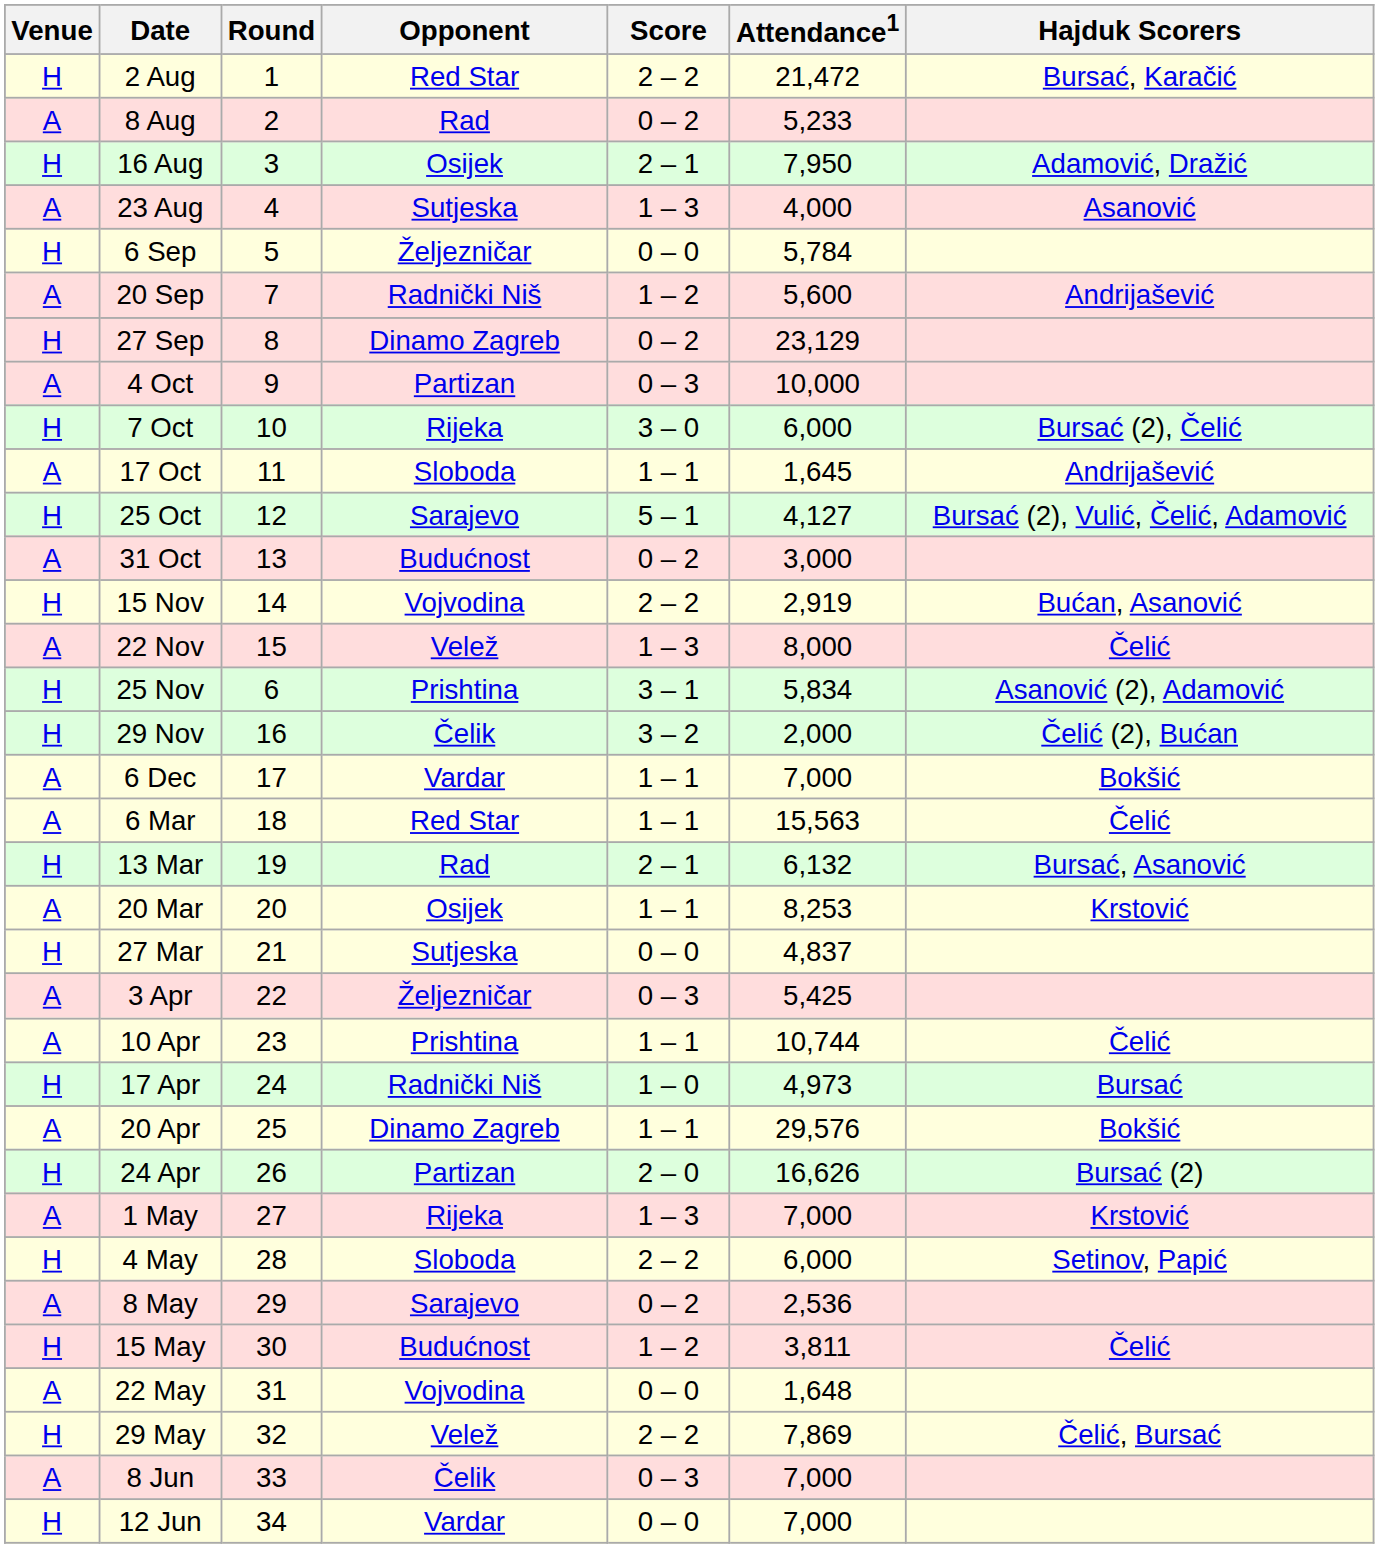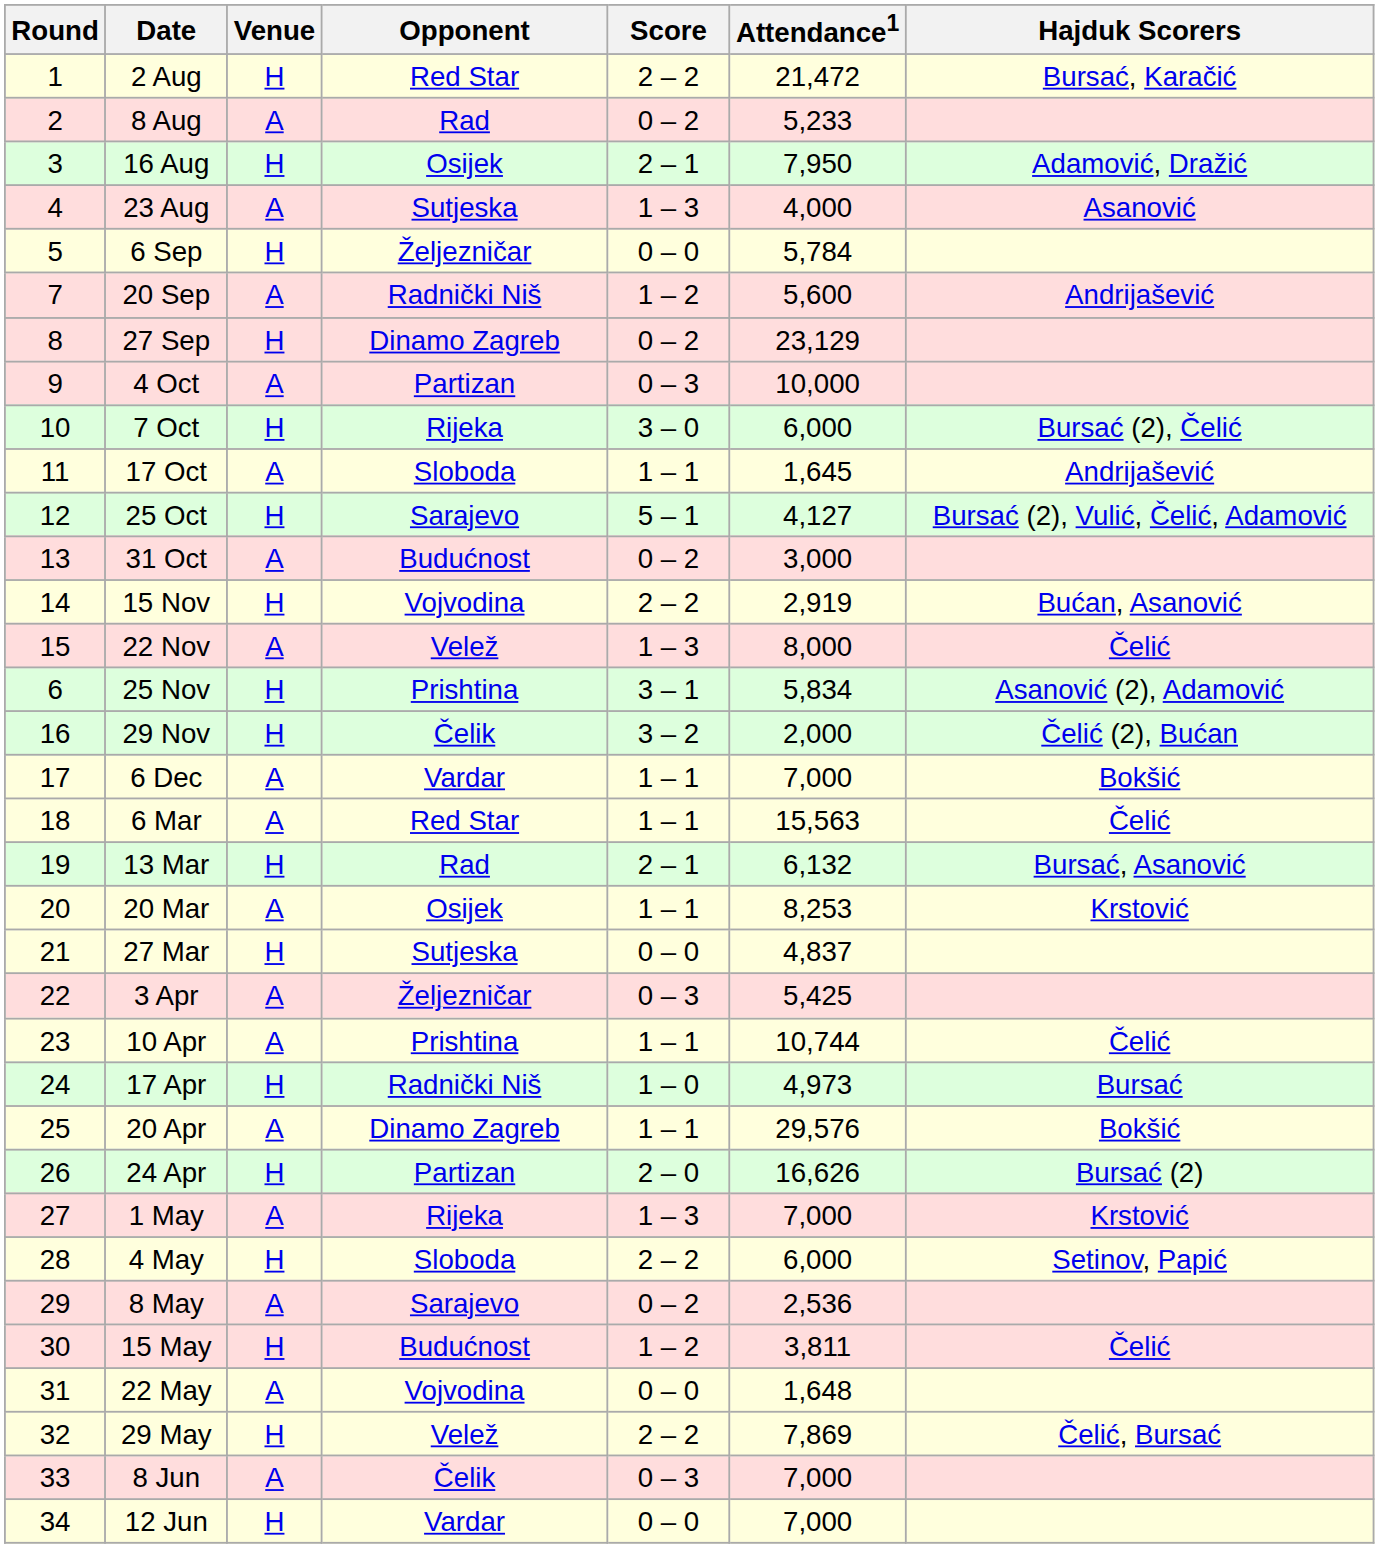columns swapped: (271, 30) <-> (52, 30)
